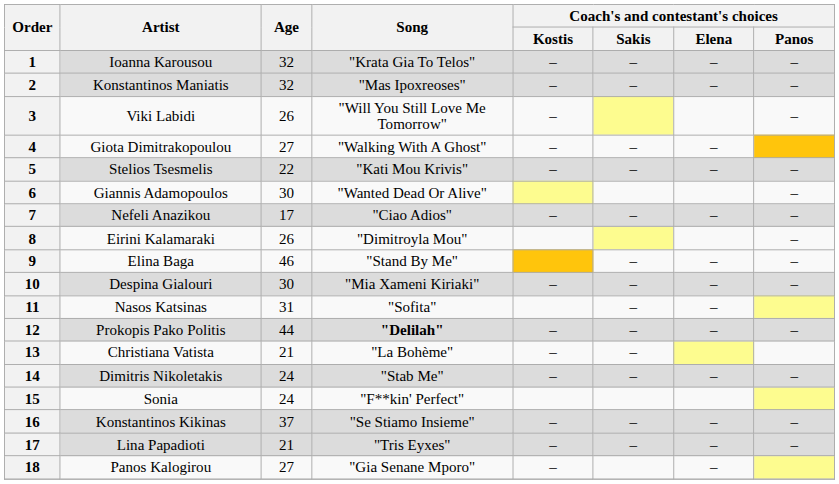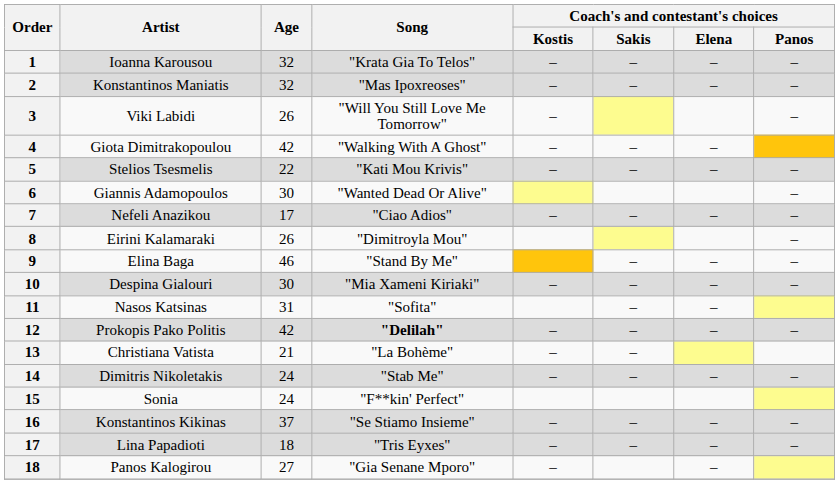(286, 146) 27 -> (286, 146) 42
(286, 330) 44 -> (286, 330) 42
(286, 444) 21 -> (286, 444) 18
